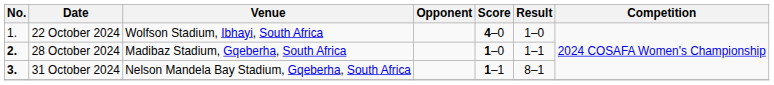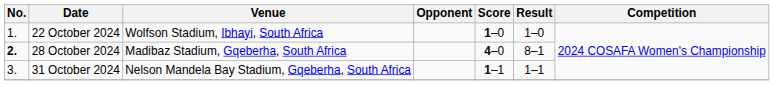(494, 32) 4–0 -> (494, 32) 1–0
(494, 51) 1–0 -> (494, 51) 4–0
(534, 51) 1–1 -> (534, 51) 8–1
(12, 70) bold -> (12, 70) normal
(534, 70) 8–1 -> (534, 70) 1–1
